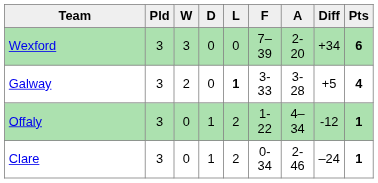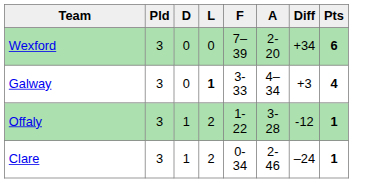- column: (186, 16)
(298, 84) 3-28 -> (273, 84) 4–34
(329, 84) +5 -> (304, 84) +3
(298, 121) 4–34 -> (273, 121) 3-28
